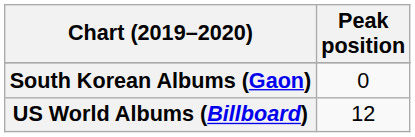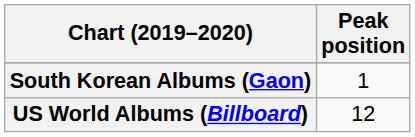(363, 80) 0 -> (363, 80) 1
